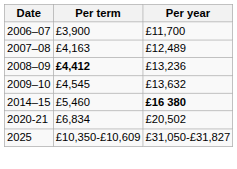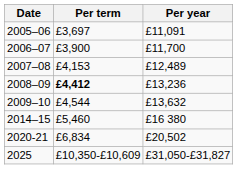+ row: (29, 31)
(73, 48) £4,163 -> (73, 66) £4,153
(73, 84) £4,545 -> (73, 102) £4,544
(166, 102) bold -> (166, 119) normal
